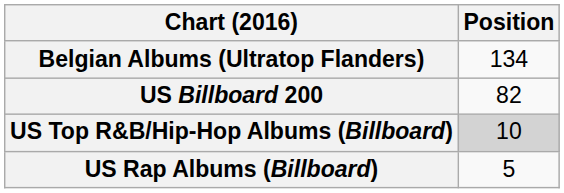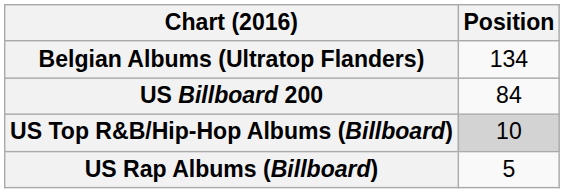(509, 95) 82 -> (509, 95) 84
